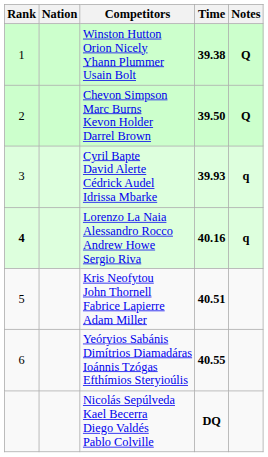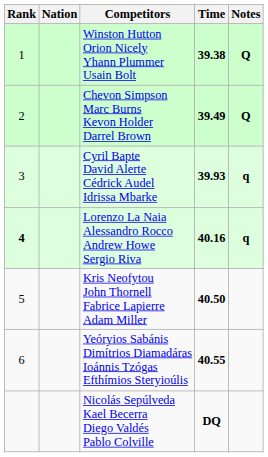(212, 115) 39.50 -> (212, 115) 39.49
(212, 299) 40.51 -> (212, 299) 40.50
